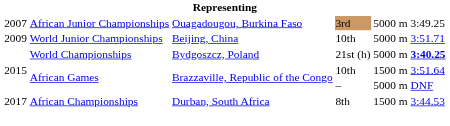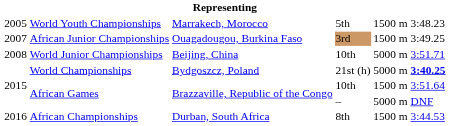+ row: (95, 23)
(390, 23) 5000 m -> (390, 38) 1500 m
(15, 38) 2009 -> (15, 54) 2008
(15, 101) 2017 -> (15, 117) 2016
